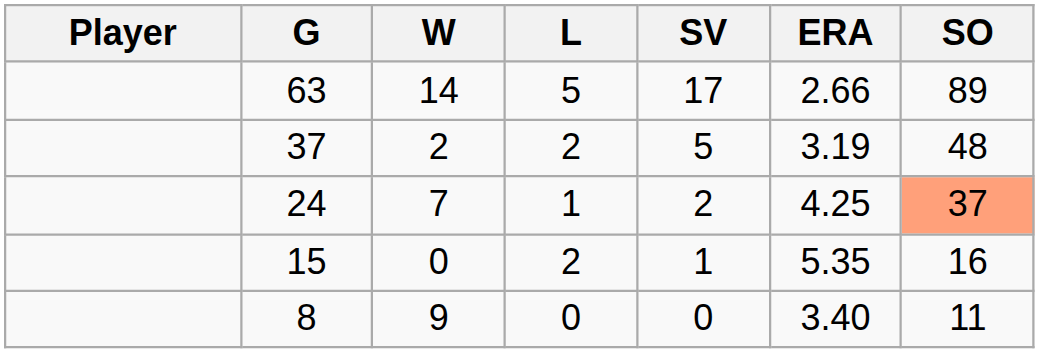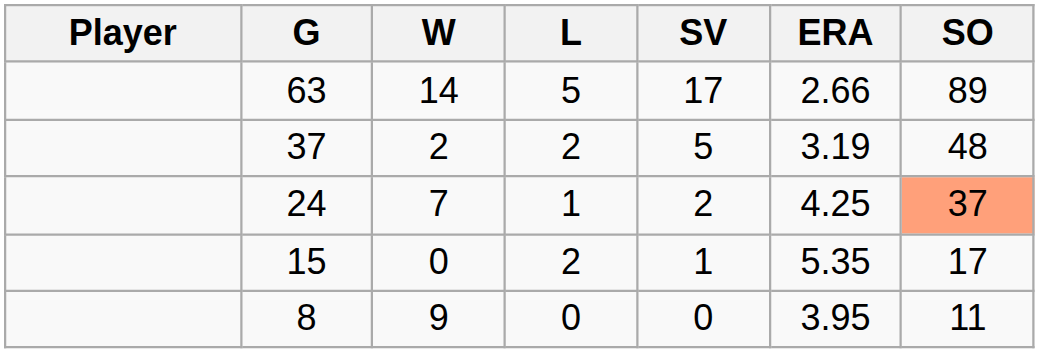(968, 261) 16 -> (968, 261) 17
(835, 318) 3.40 -> (835, 318) 3.95
